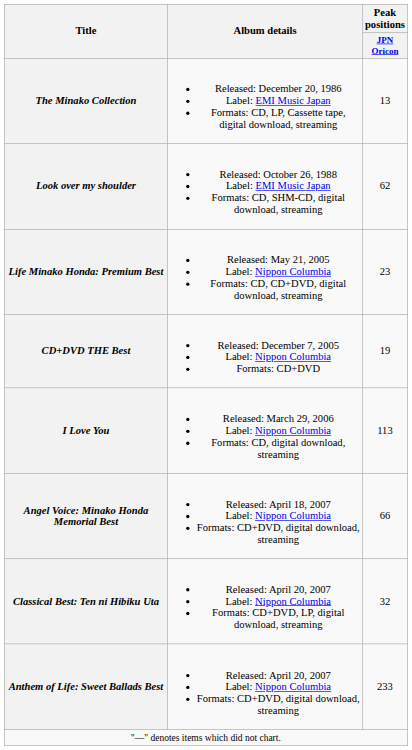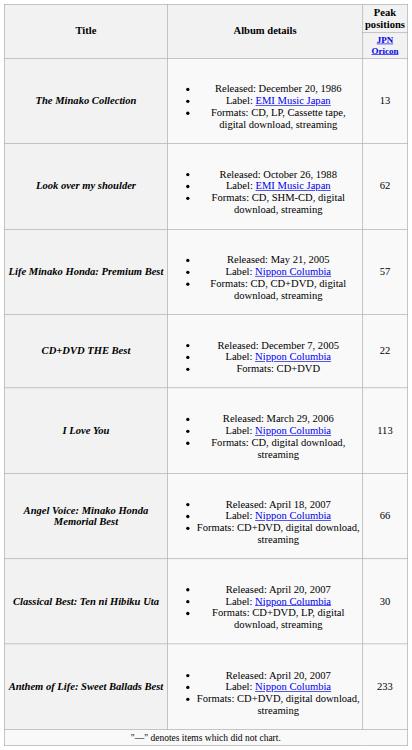(385, 271) 23 -> (385, 271) 57
(385, 351) 19 -> (385, 351) 22
(385, 601) 32 -> (385, 601) 30
